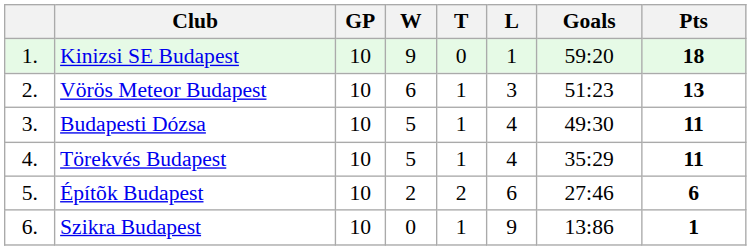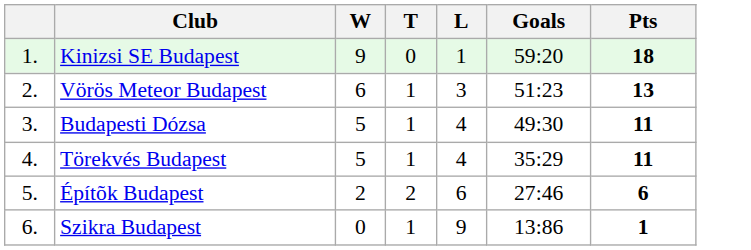- column: (360, 21)
